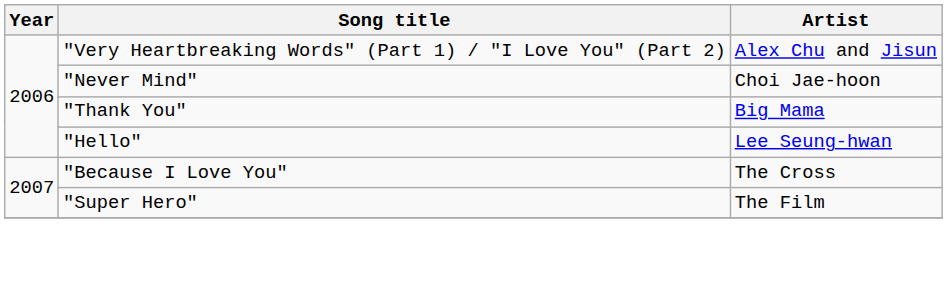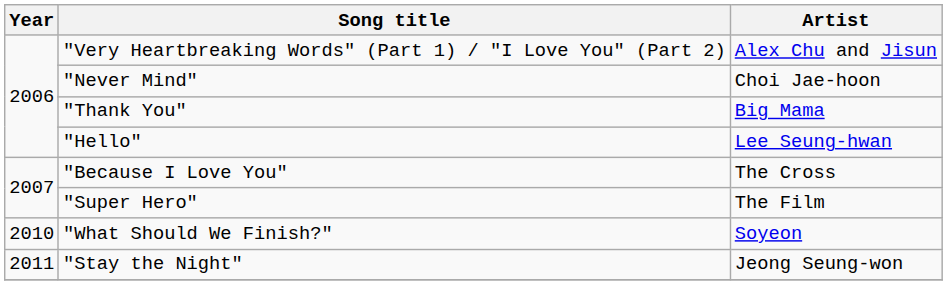+ row: (198, 234)
+ row: (153, 264)
